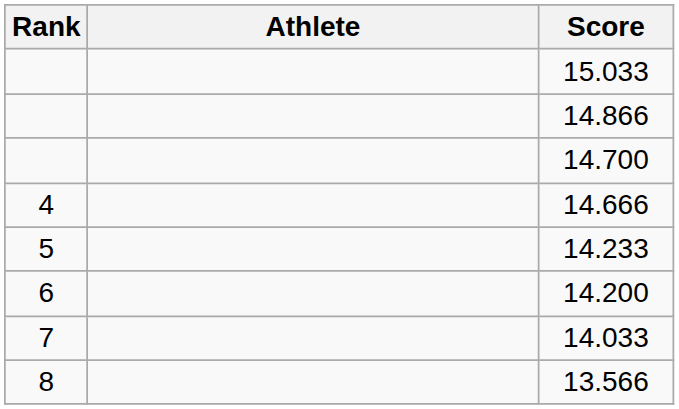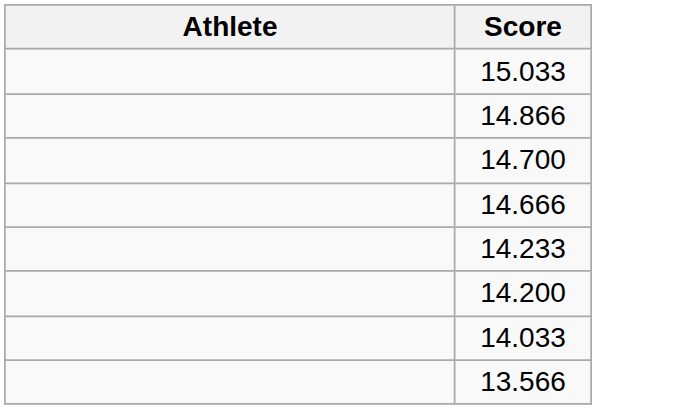- column: (46, 26)
